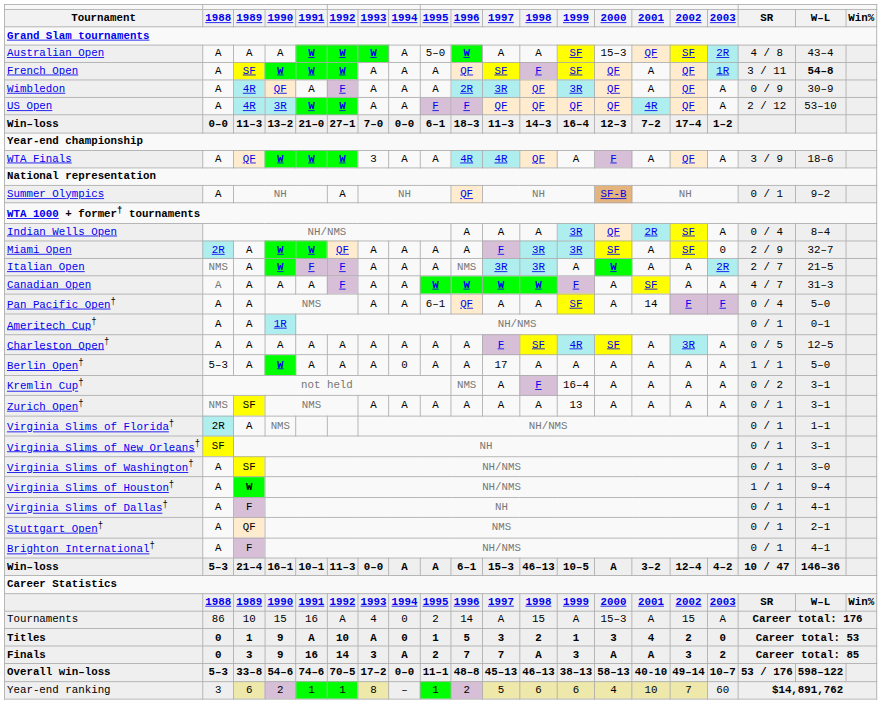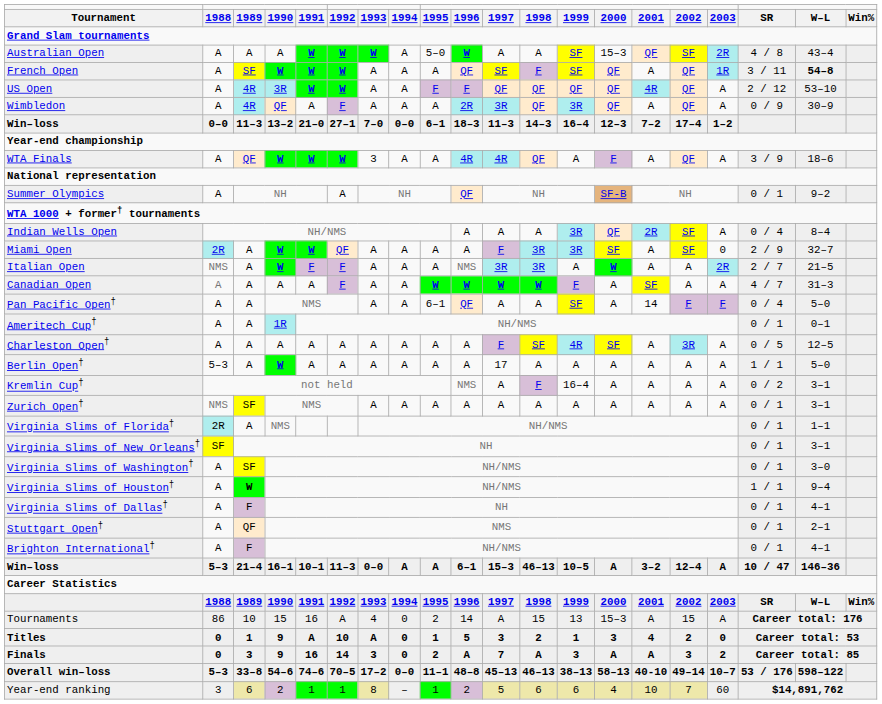rows swapped: (36, 89) <-> (30, 106)
(405, 365) 0 -> (405, 365) A
(576, 406) 13 -> (576, 406) A
(723, 567) 4–2 -> (723, 567) A
(576, 620) A -> (576, 620) 13
(405, 655) A -> (405, 655) 0
(467, 655) 7 -> (467, 655) A
